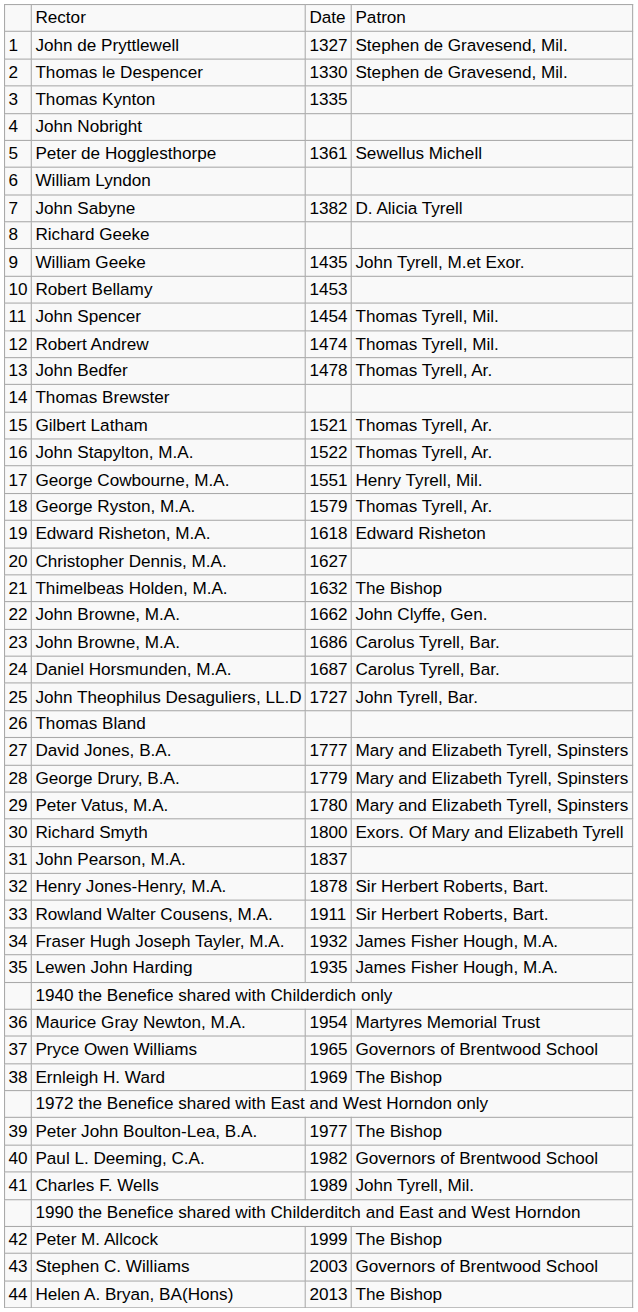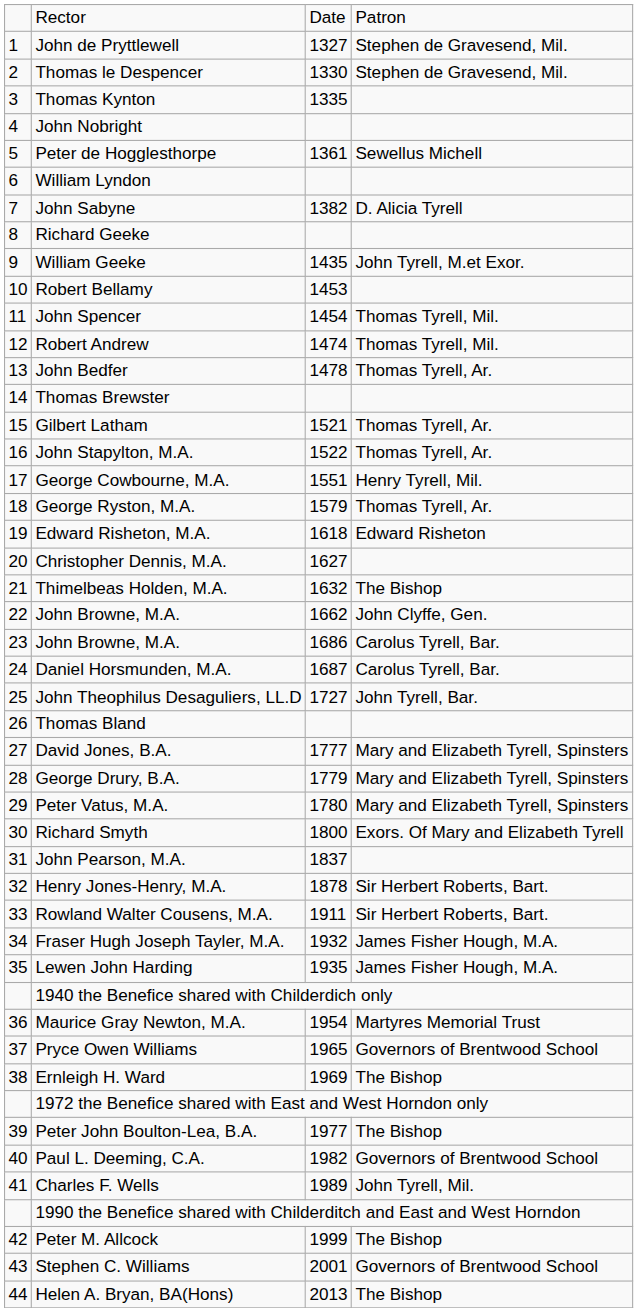(329, 1267) 2003 -> (329, 1267) 2001
